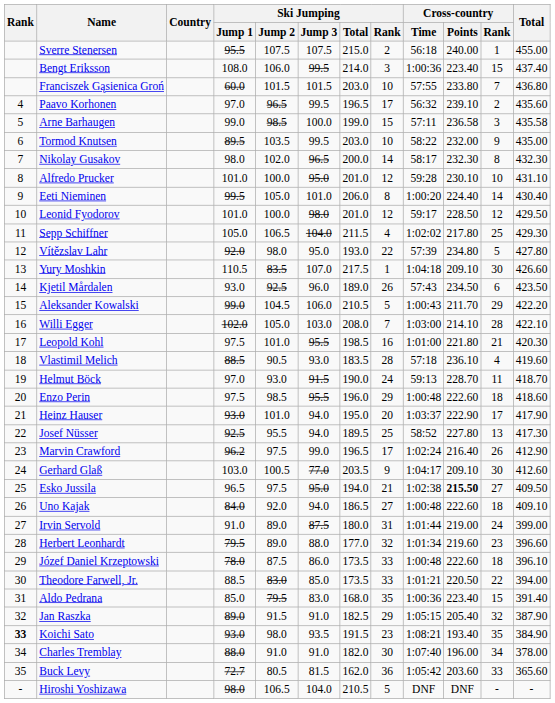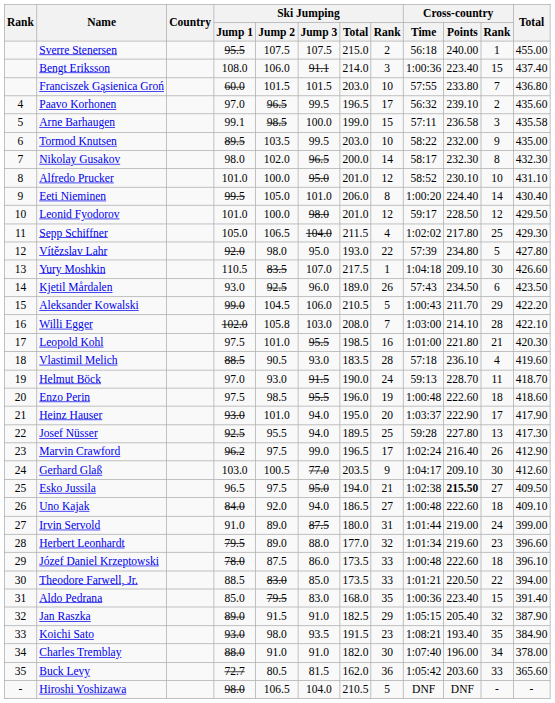(319, 68) 99.5 -> (319, 68) 91.1
(235, 123) 99.0 -> (235, 123) 99.1
(424, 178) 59:28 -> (424, 178) 58:52
(277, 324) 105.0 -> (277, 324) 105.8
(387, 397) 29 -> (387, 397) 19
(424, 433) 58:52 -> (424, 433) 59:28
(20, 634) bold -> (20, 634) normal
